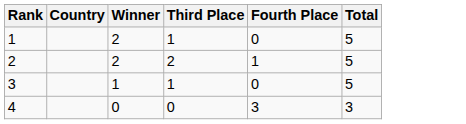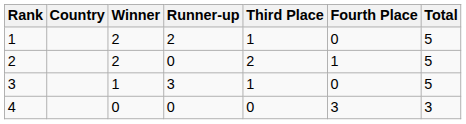+ column: (203, 15)
